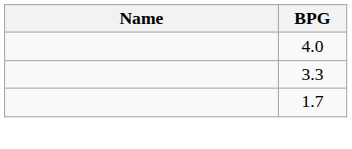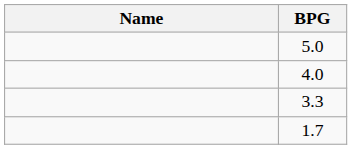+ row: (312, 46)
